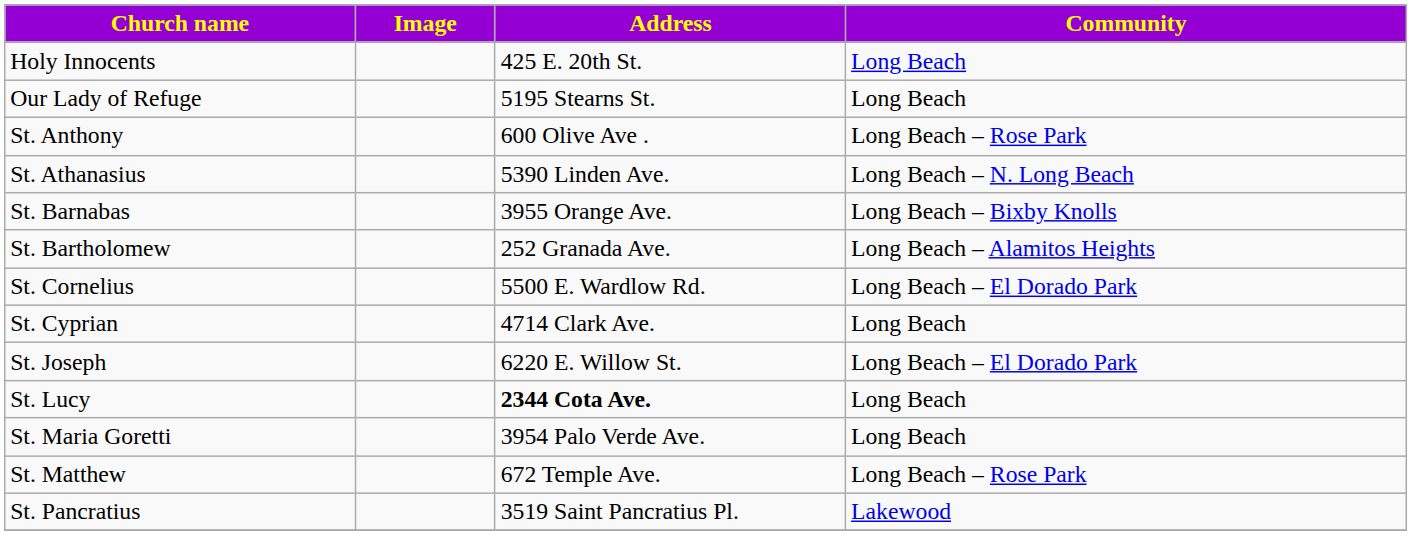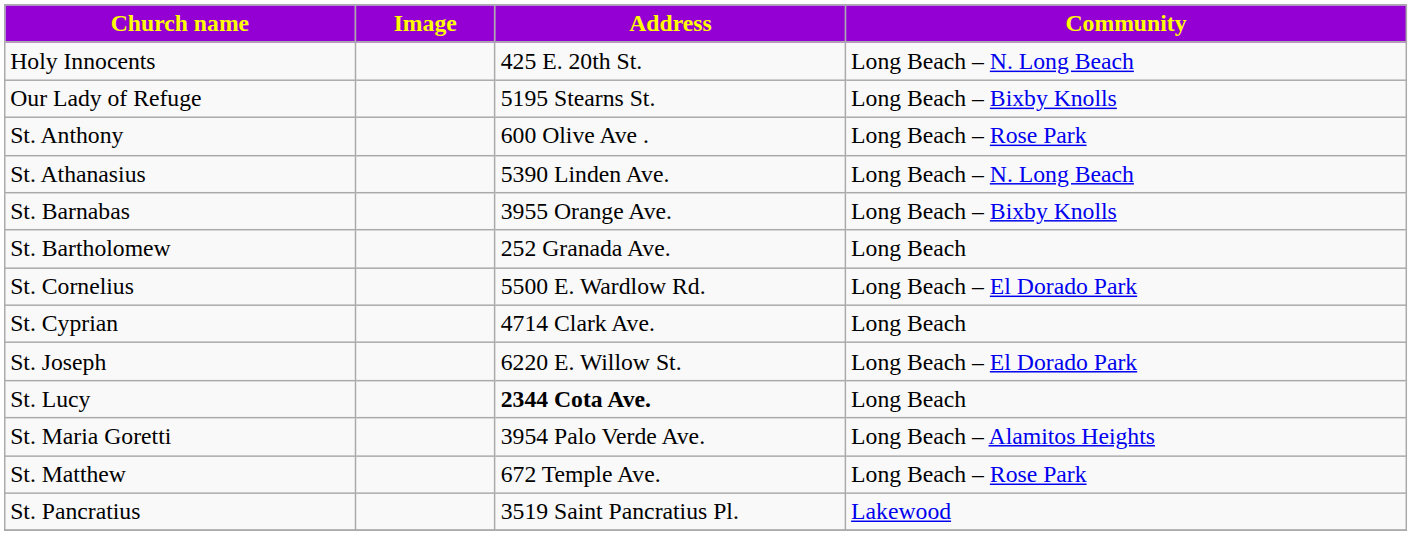(909, 60) Long Beach -> (993, 60) Long Beach – N. Long Beach
(909, 98) Long Beach -> (984, 98) Long Beach – Bixby Knolls
(1003, 248) Long Beach – Alamitos Heights -> (909, 248) Long Beach
(909, 436) Long Beach -> (1003, 436) Long Beach – Alamitos Heights
